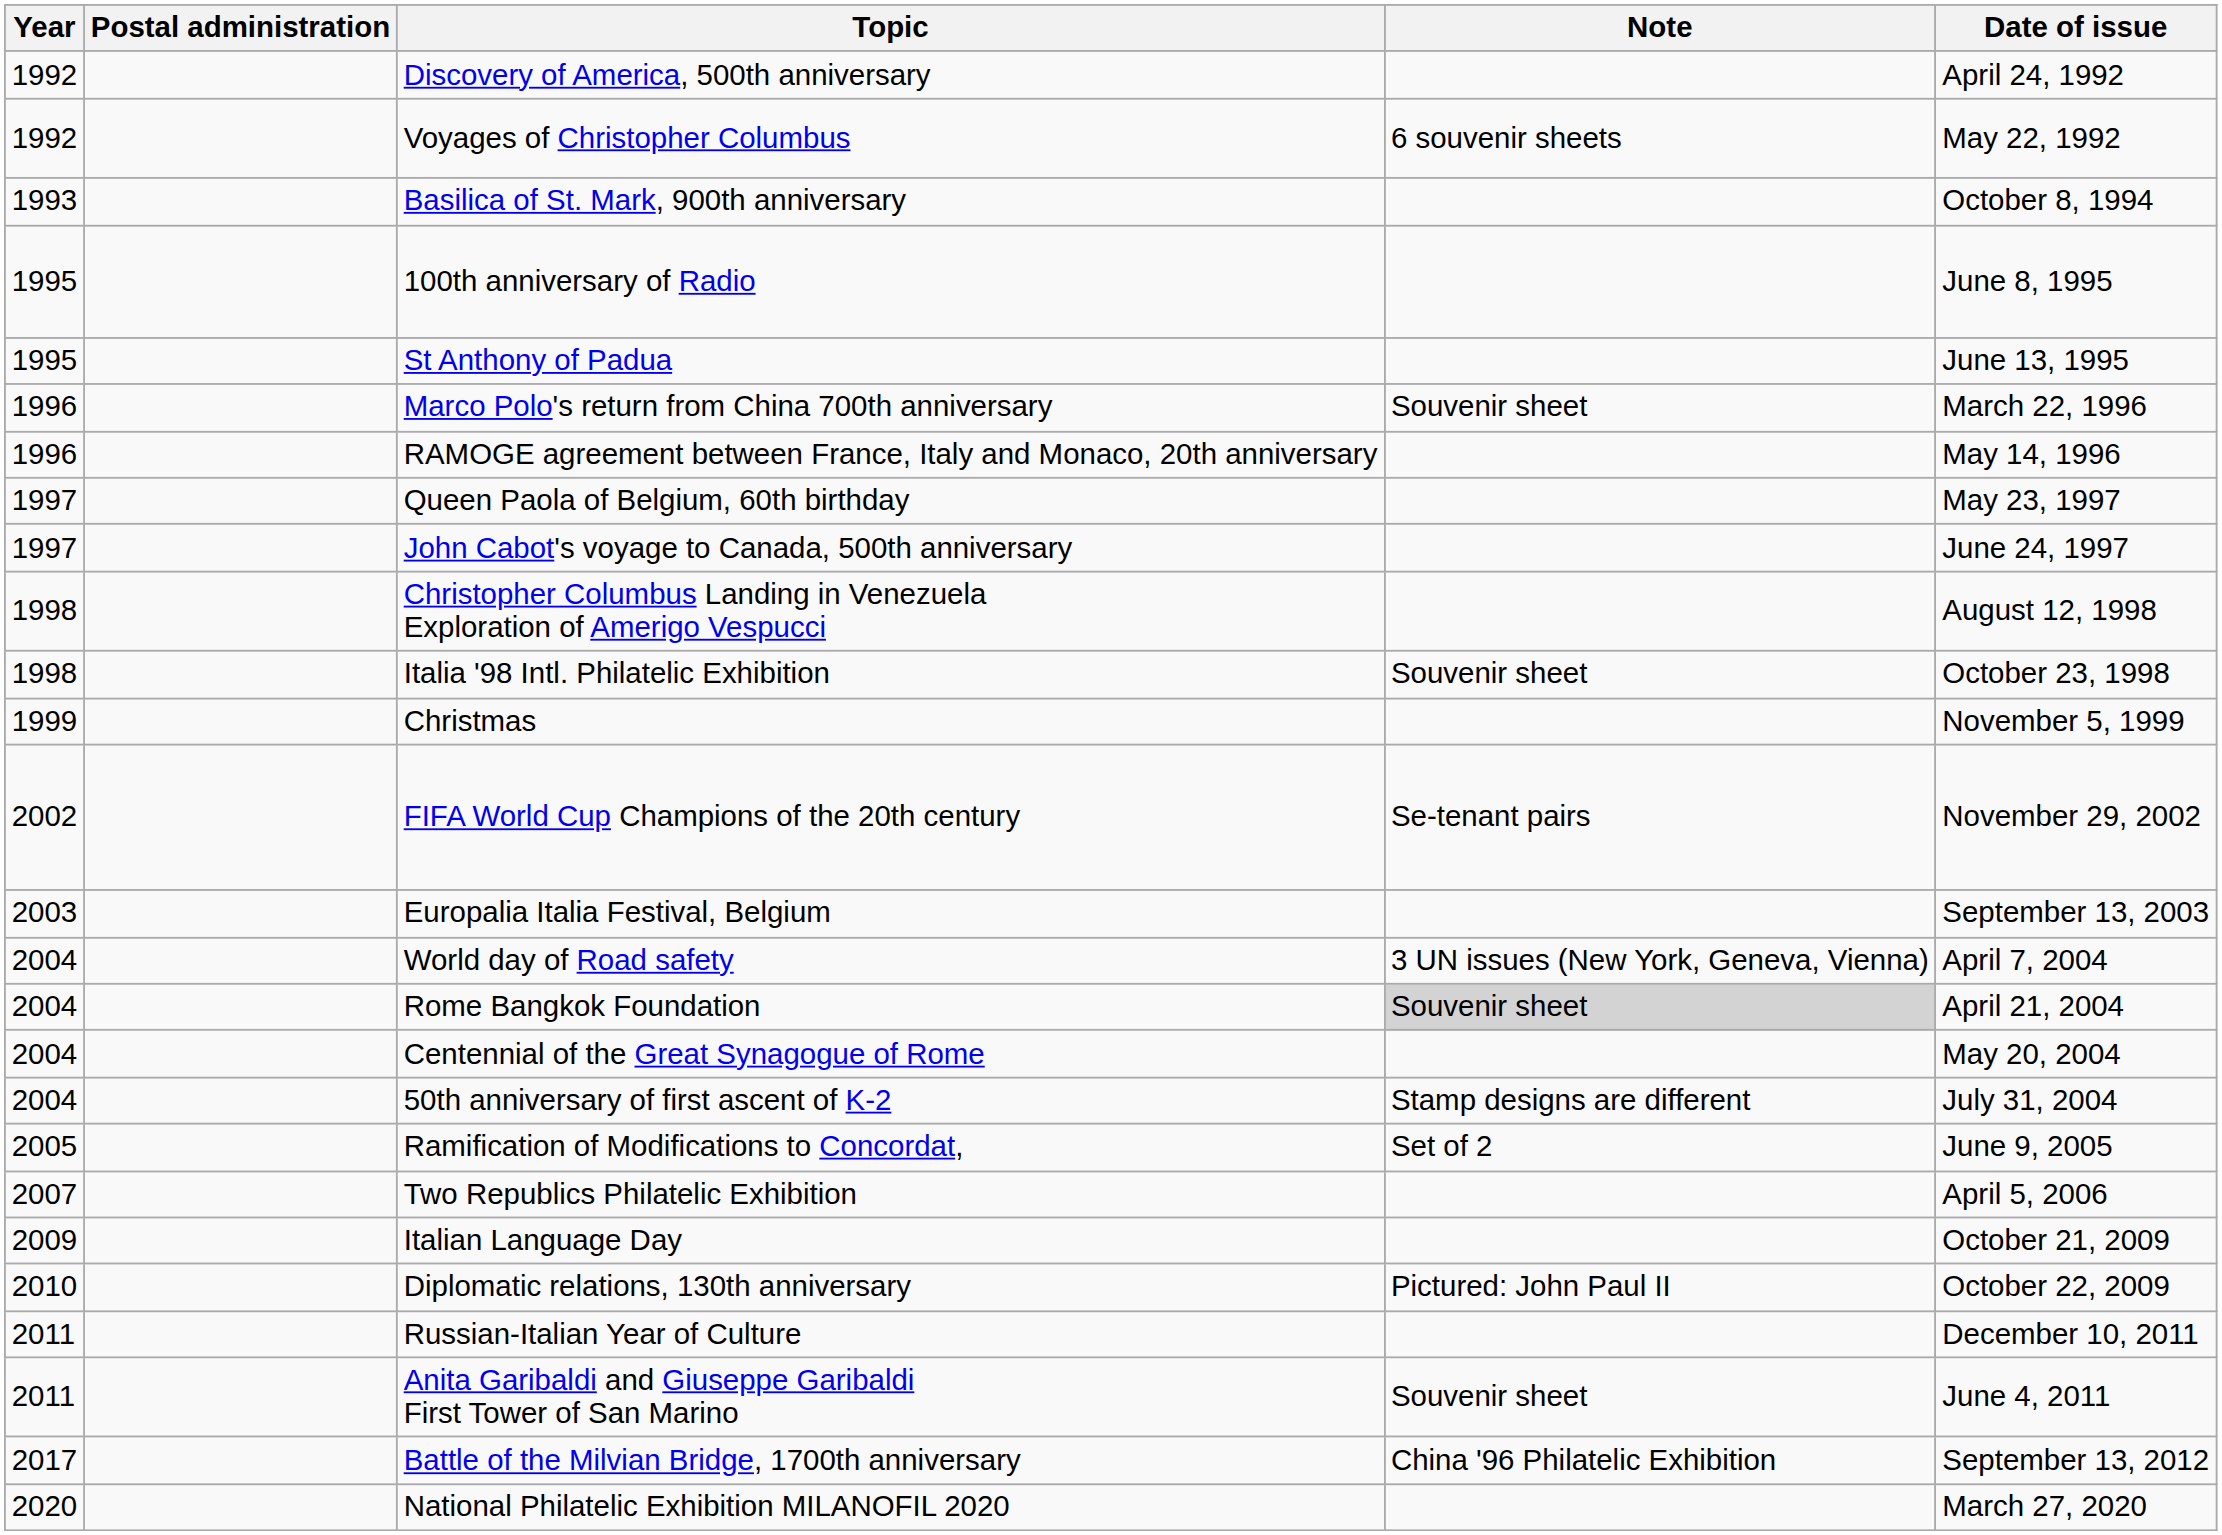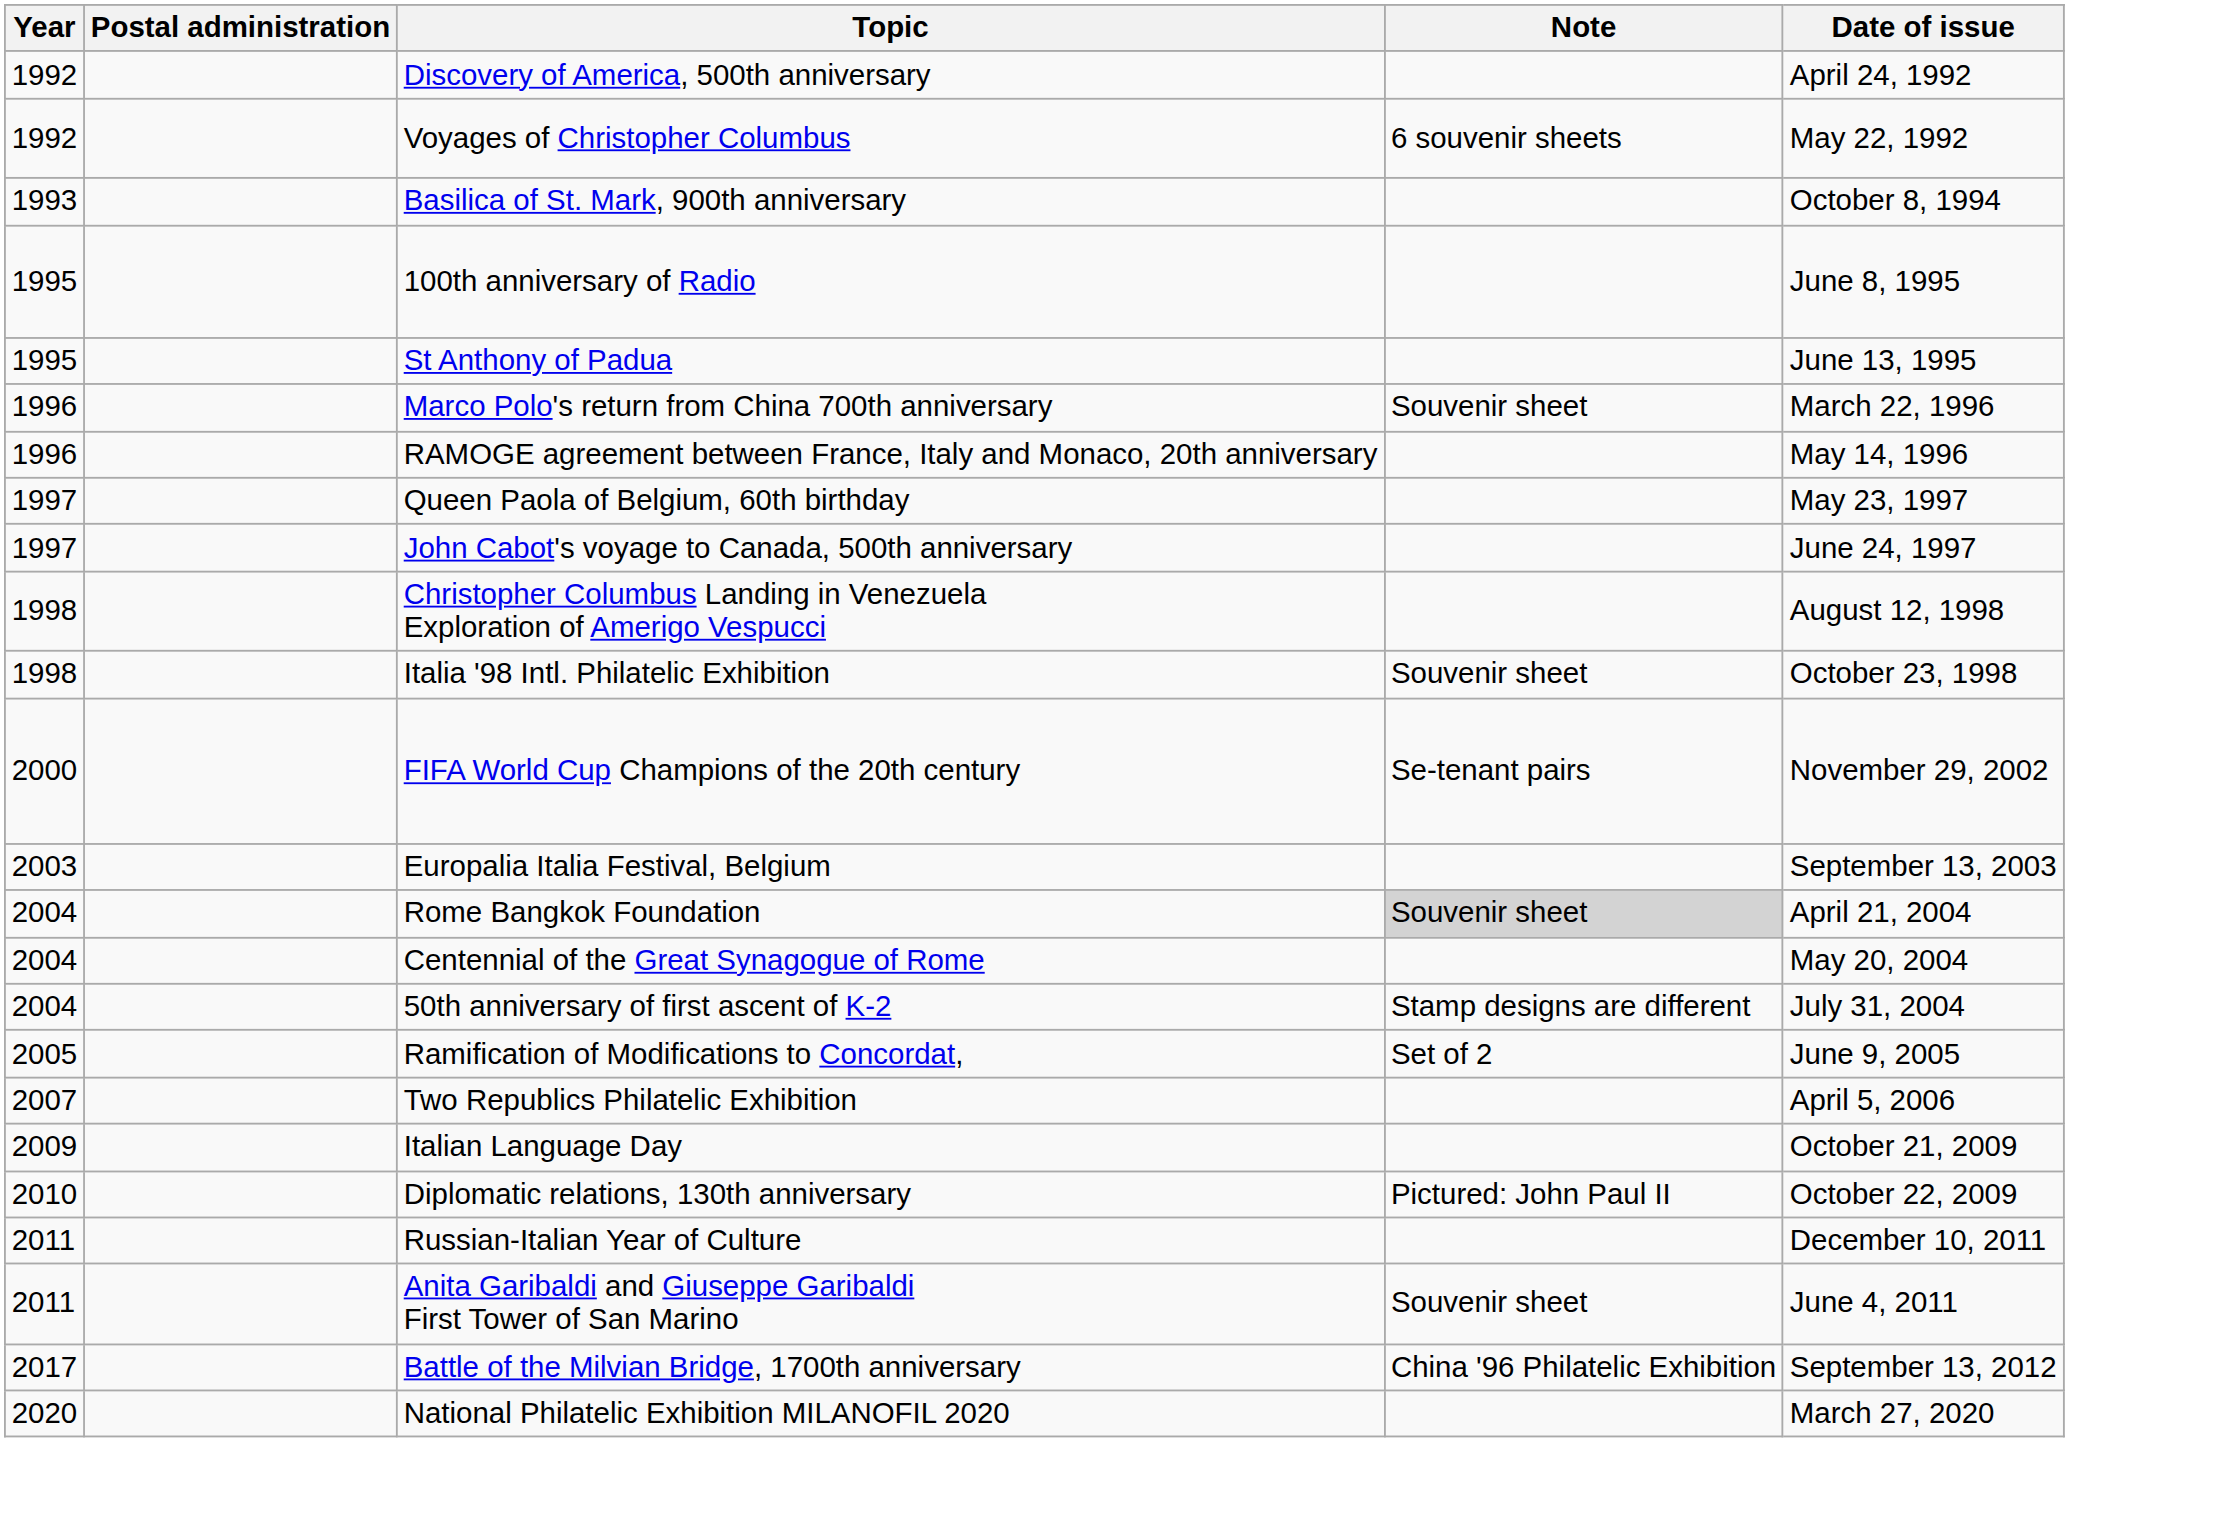- row: (470, 720)
(44, 816) 2002 -> (44, 770) 2000
- row: (569, 960)
